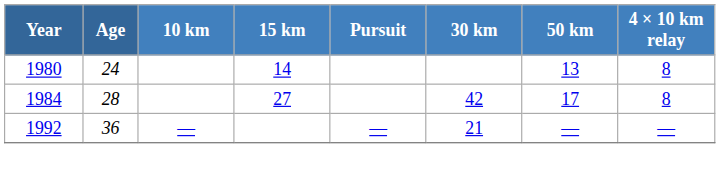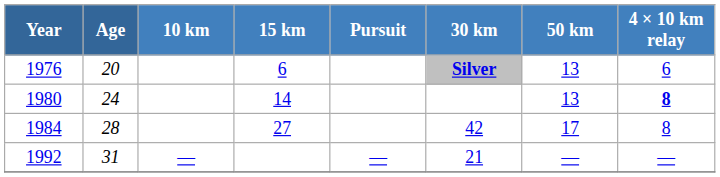+ row: (44, 69)
(666, 69) normal -> (666, 99) bold
(111, 128) 36 -> (111, 157) 31
